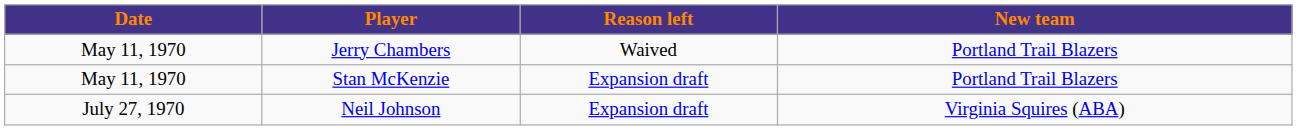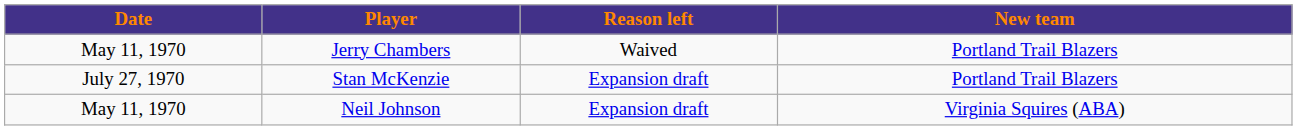(133, 79) May 11, 1970 -> (133, 79) July 27, 1970
(133, 109) July 27, 1970 -> (133, 109) May 11, 1970
